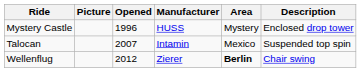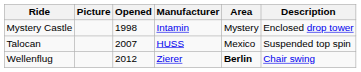(126, 28) 1996 -> (126, 28) 1998
(170, 28) HUSS -> (173, 28) Intamin
(173, 43) Intamin -> (170, 43) HUSS
